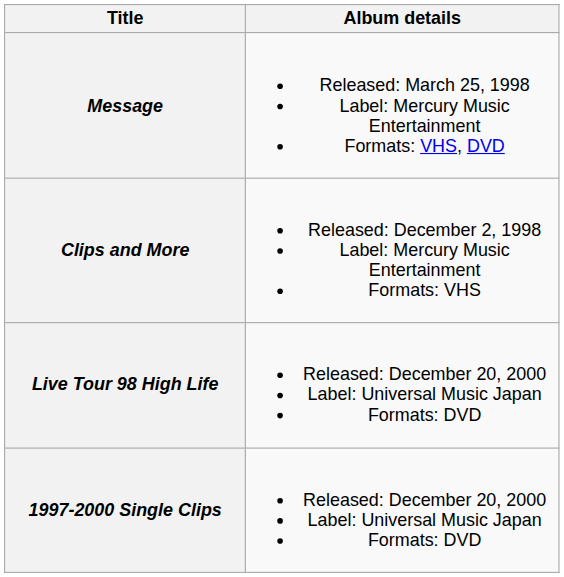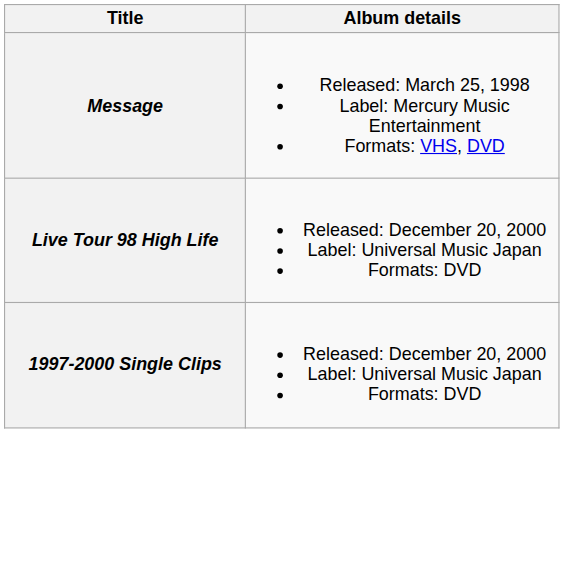- row: (125, 250)
